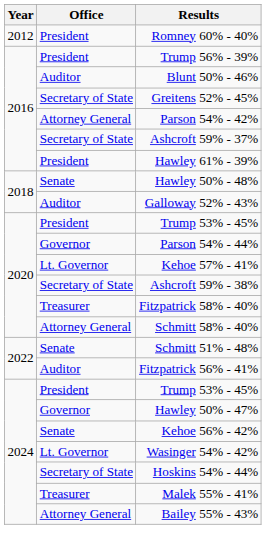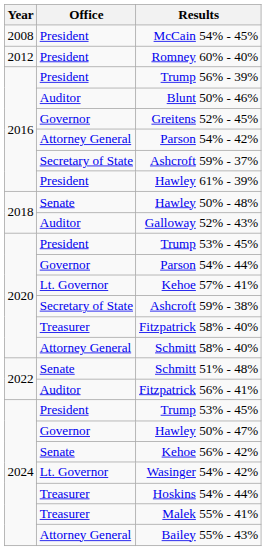+ row: (21, 35)
(86, 98) Secretary of State -> (65, 118) Governor
(86, 472) Secretary of State -> (65, 493) Treasurer
